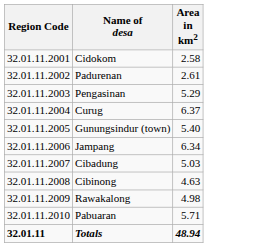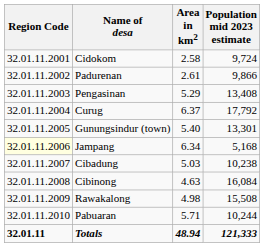+ column: (231, 27)
(38, 146) no background -> (38, 146) lightyellow background
